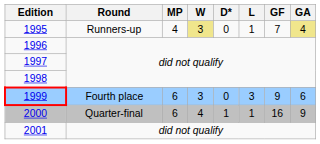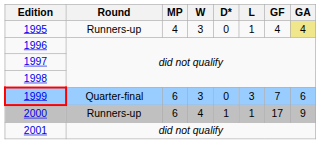(201, 29) khaki background -> (201, 29) no background
(277, 29) 7 -> (277, 29) 4
(114, 96) Fourth place -> (114, 96) Quarter-final
(277, 96) 9 -> (277, 96) 7
(114, 113) Quarter-final -> (114, 113) Runners-up
(277, 113) 16 -> (277, 113) 17
